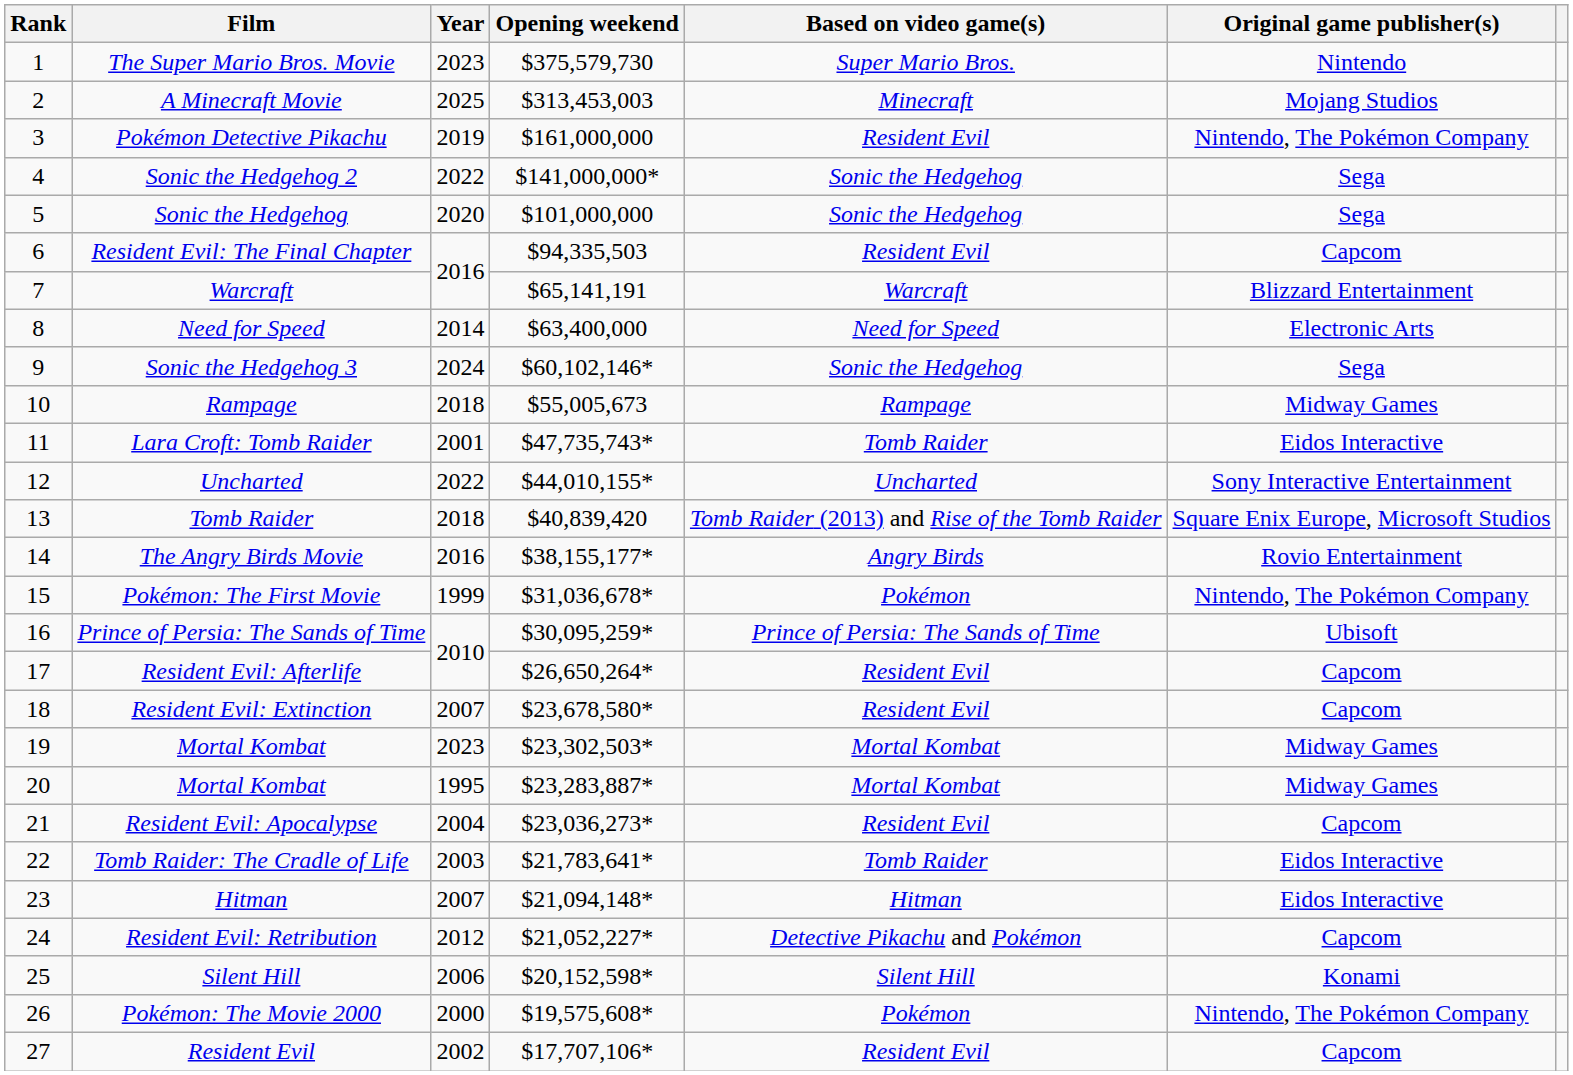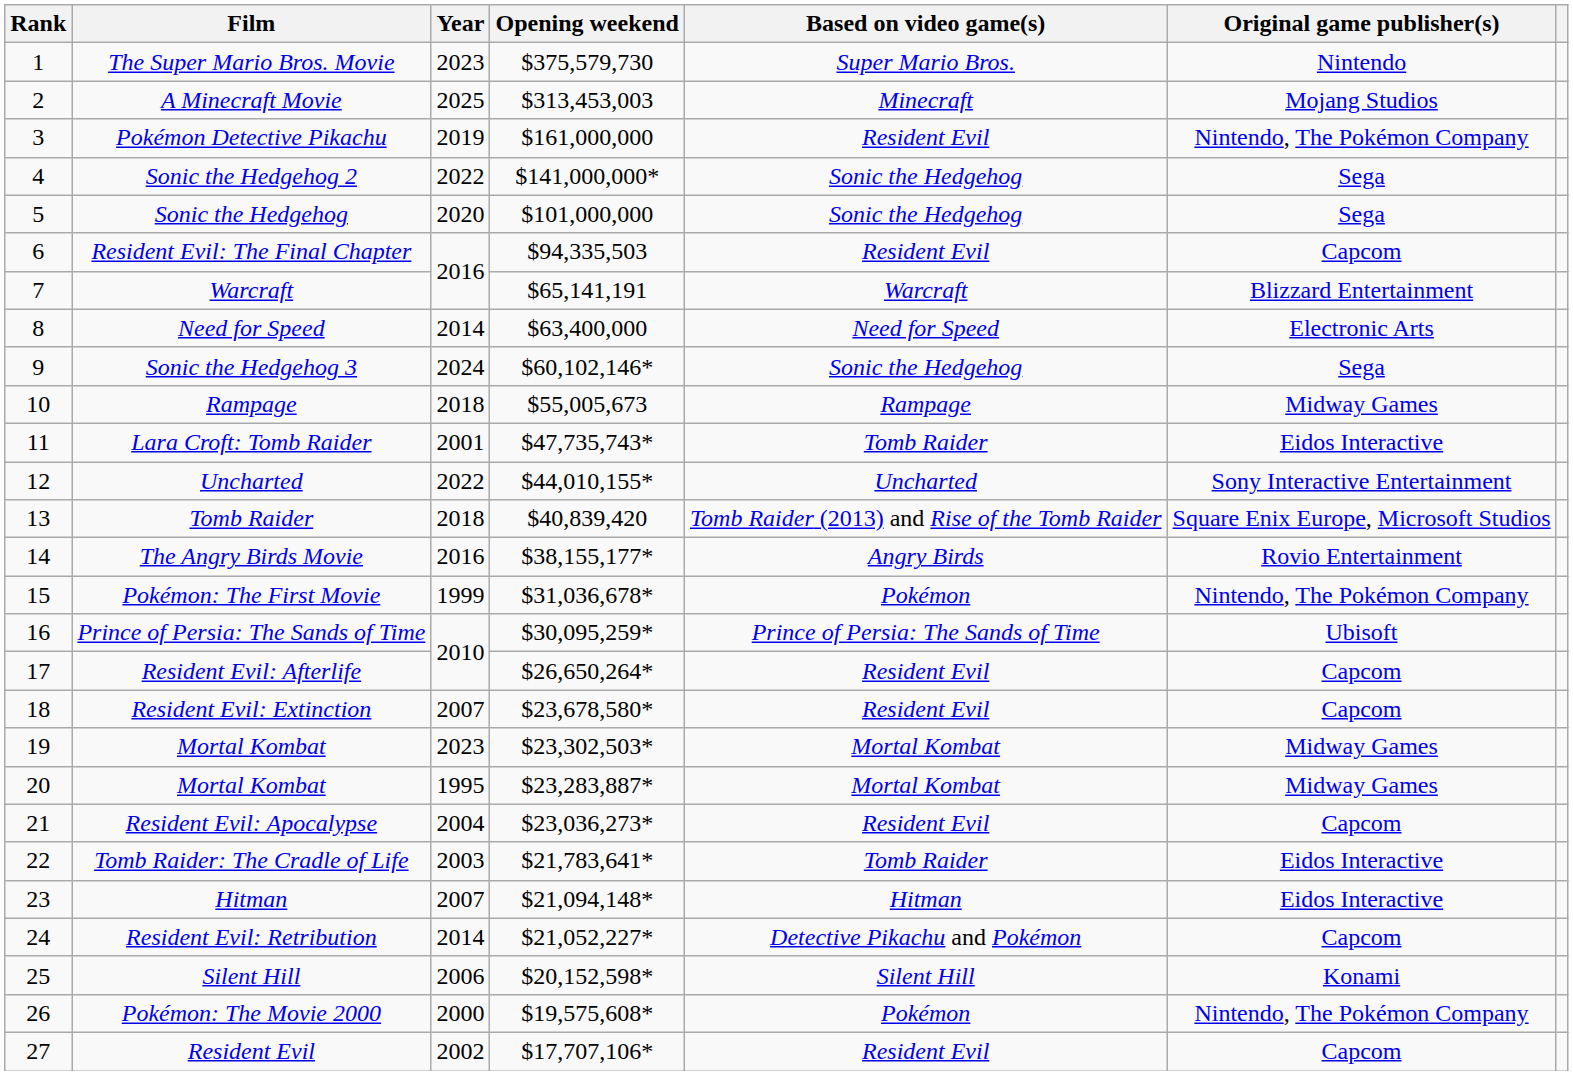(460, 937) 2012 -> (460, 937) 2014
